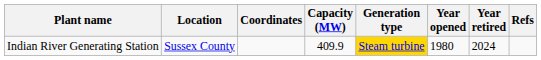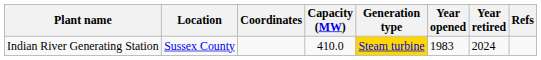(330, 45) 409.9 -> (330, 45) 410.0
(442, 45) 1980 -> (442, 45) 1983
